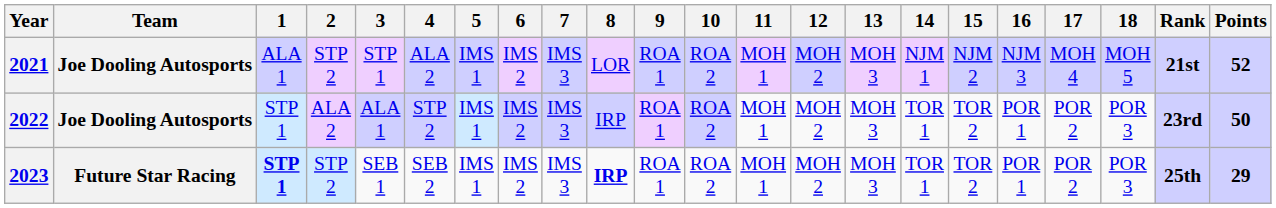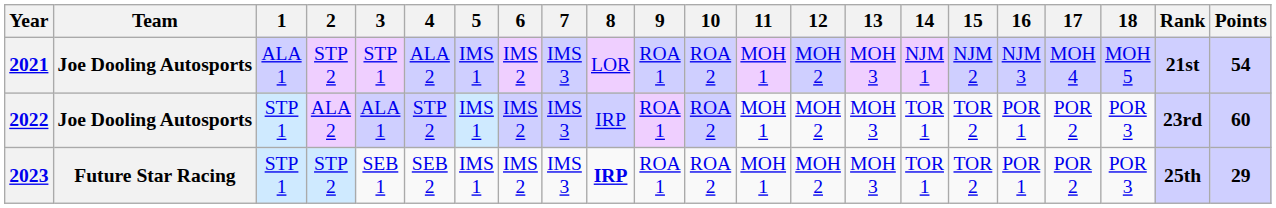(1241, 64) 52 -> (1241, 64) 54
(1241, 120) 50 -> (1241, 120) 60
(282, 175) bold -> (282, 175) normal
